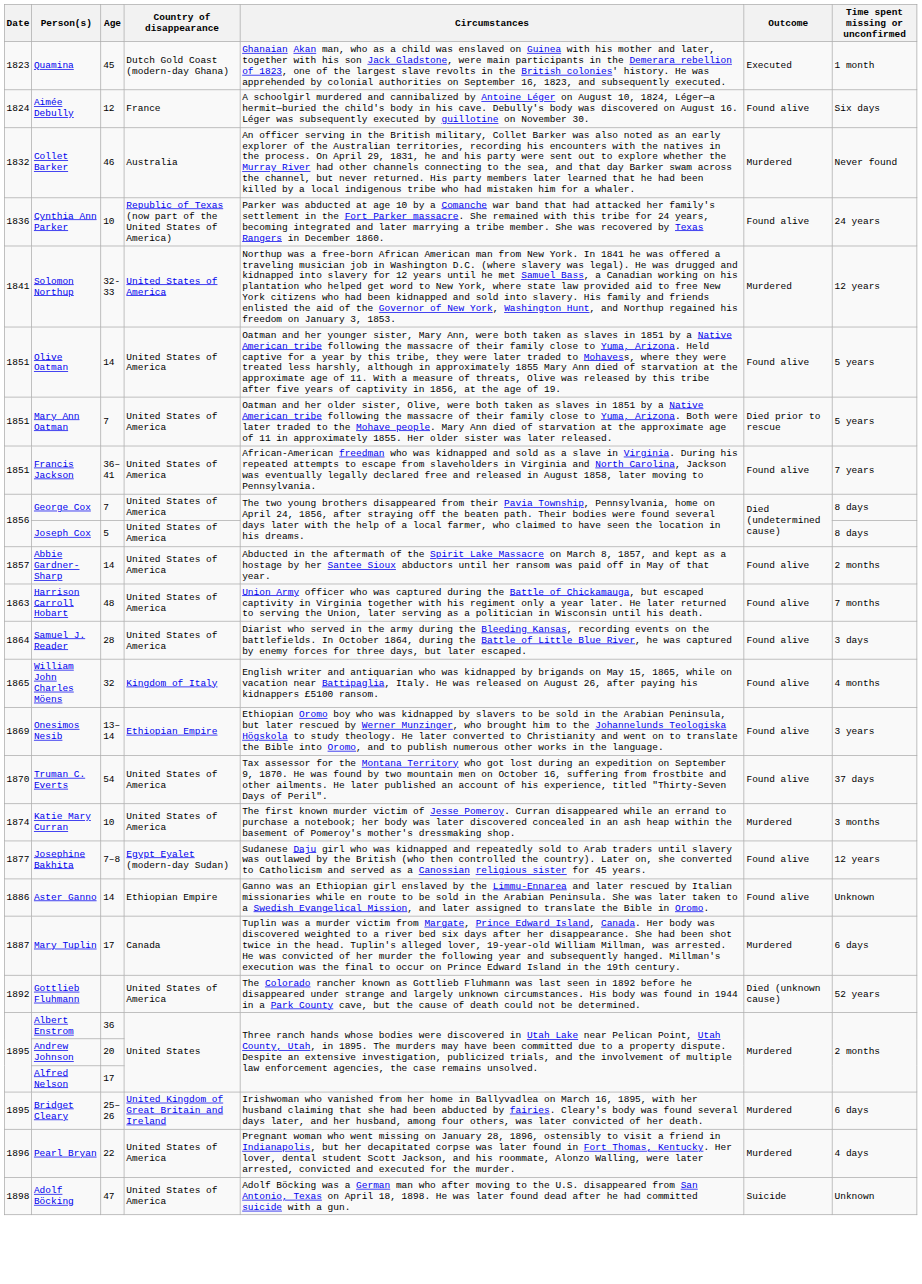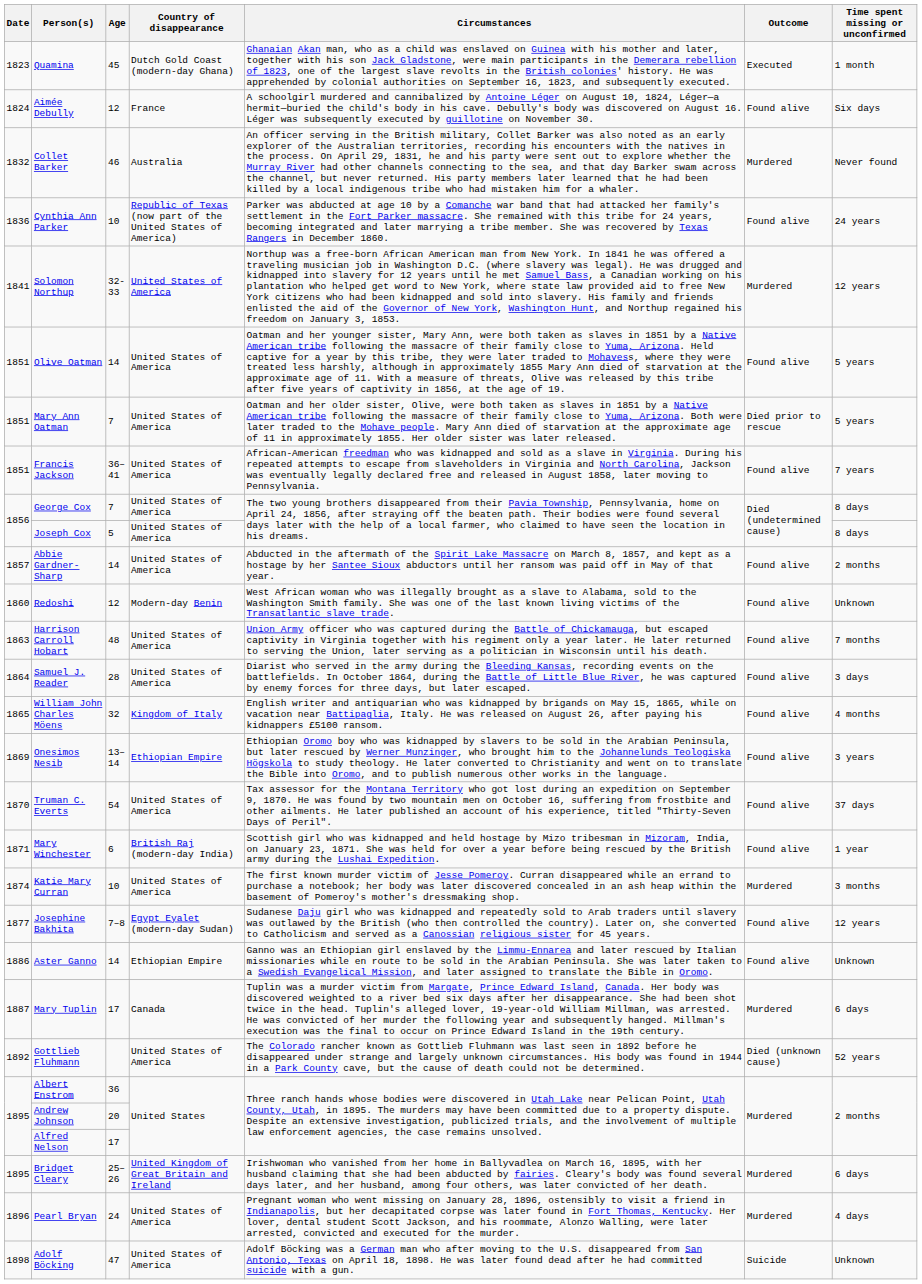+ row: (54, 603)
+ row: (62, 849)
(109, 1153) 22 -> (114, 1217) 24
